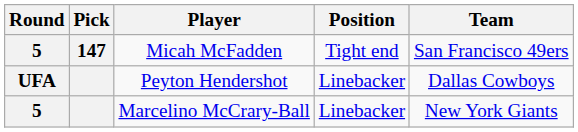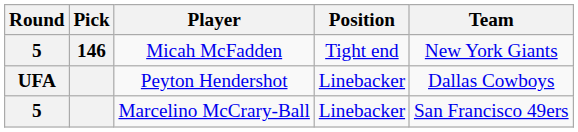(92, 50) 147 -> (92, 50) 146
(491, 50) San Francisco 49ers -> (491, 50) New York Giants
(491, 111) New York Giants -> (491, 111) San Francisco 49ers
